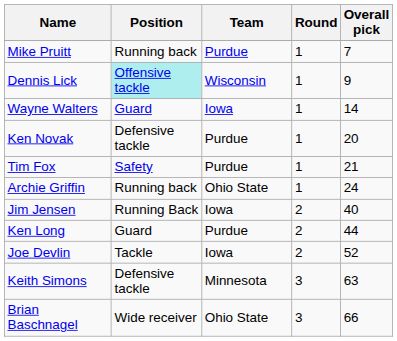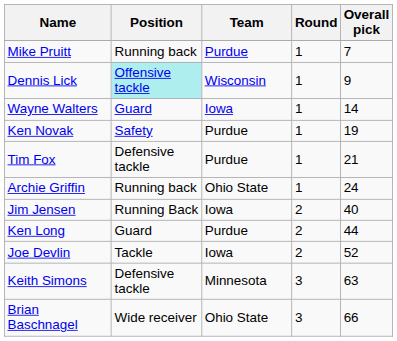(144, 138) Defensive tackle -> (134, 130) Safety
(351, 138) 20 -> (351, 130) 19
(134, 167) Safety -> (144, 159) Defensive tackle
